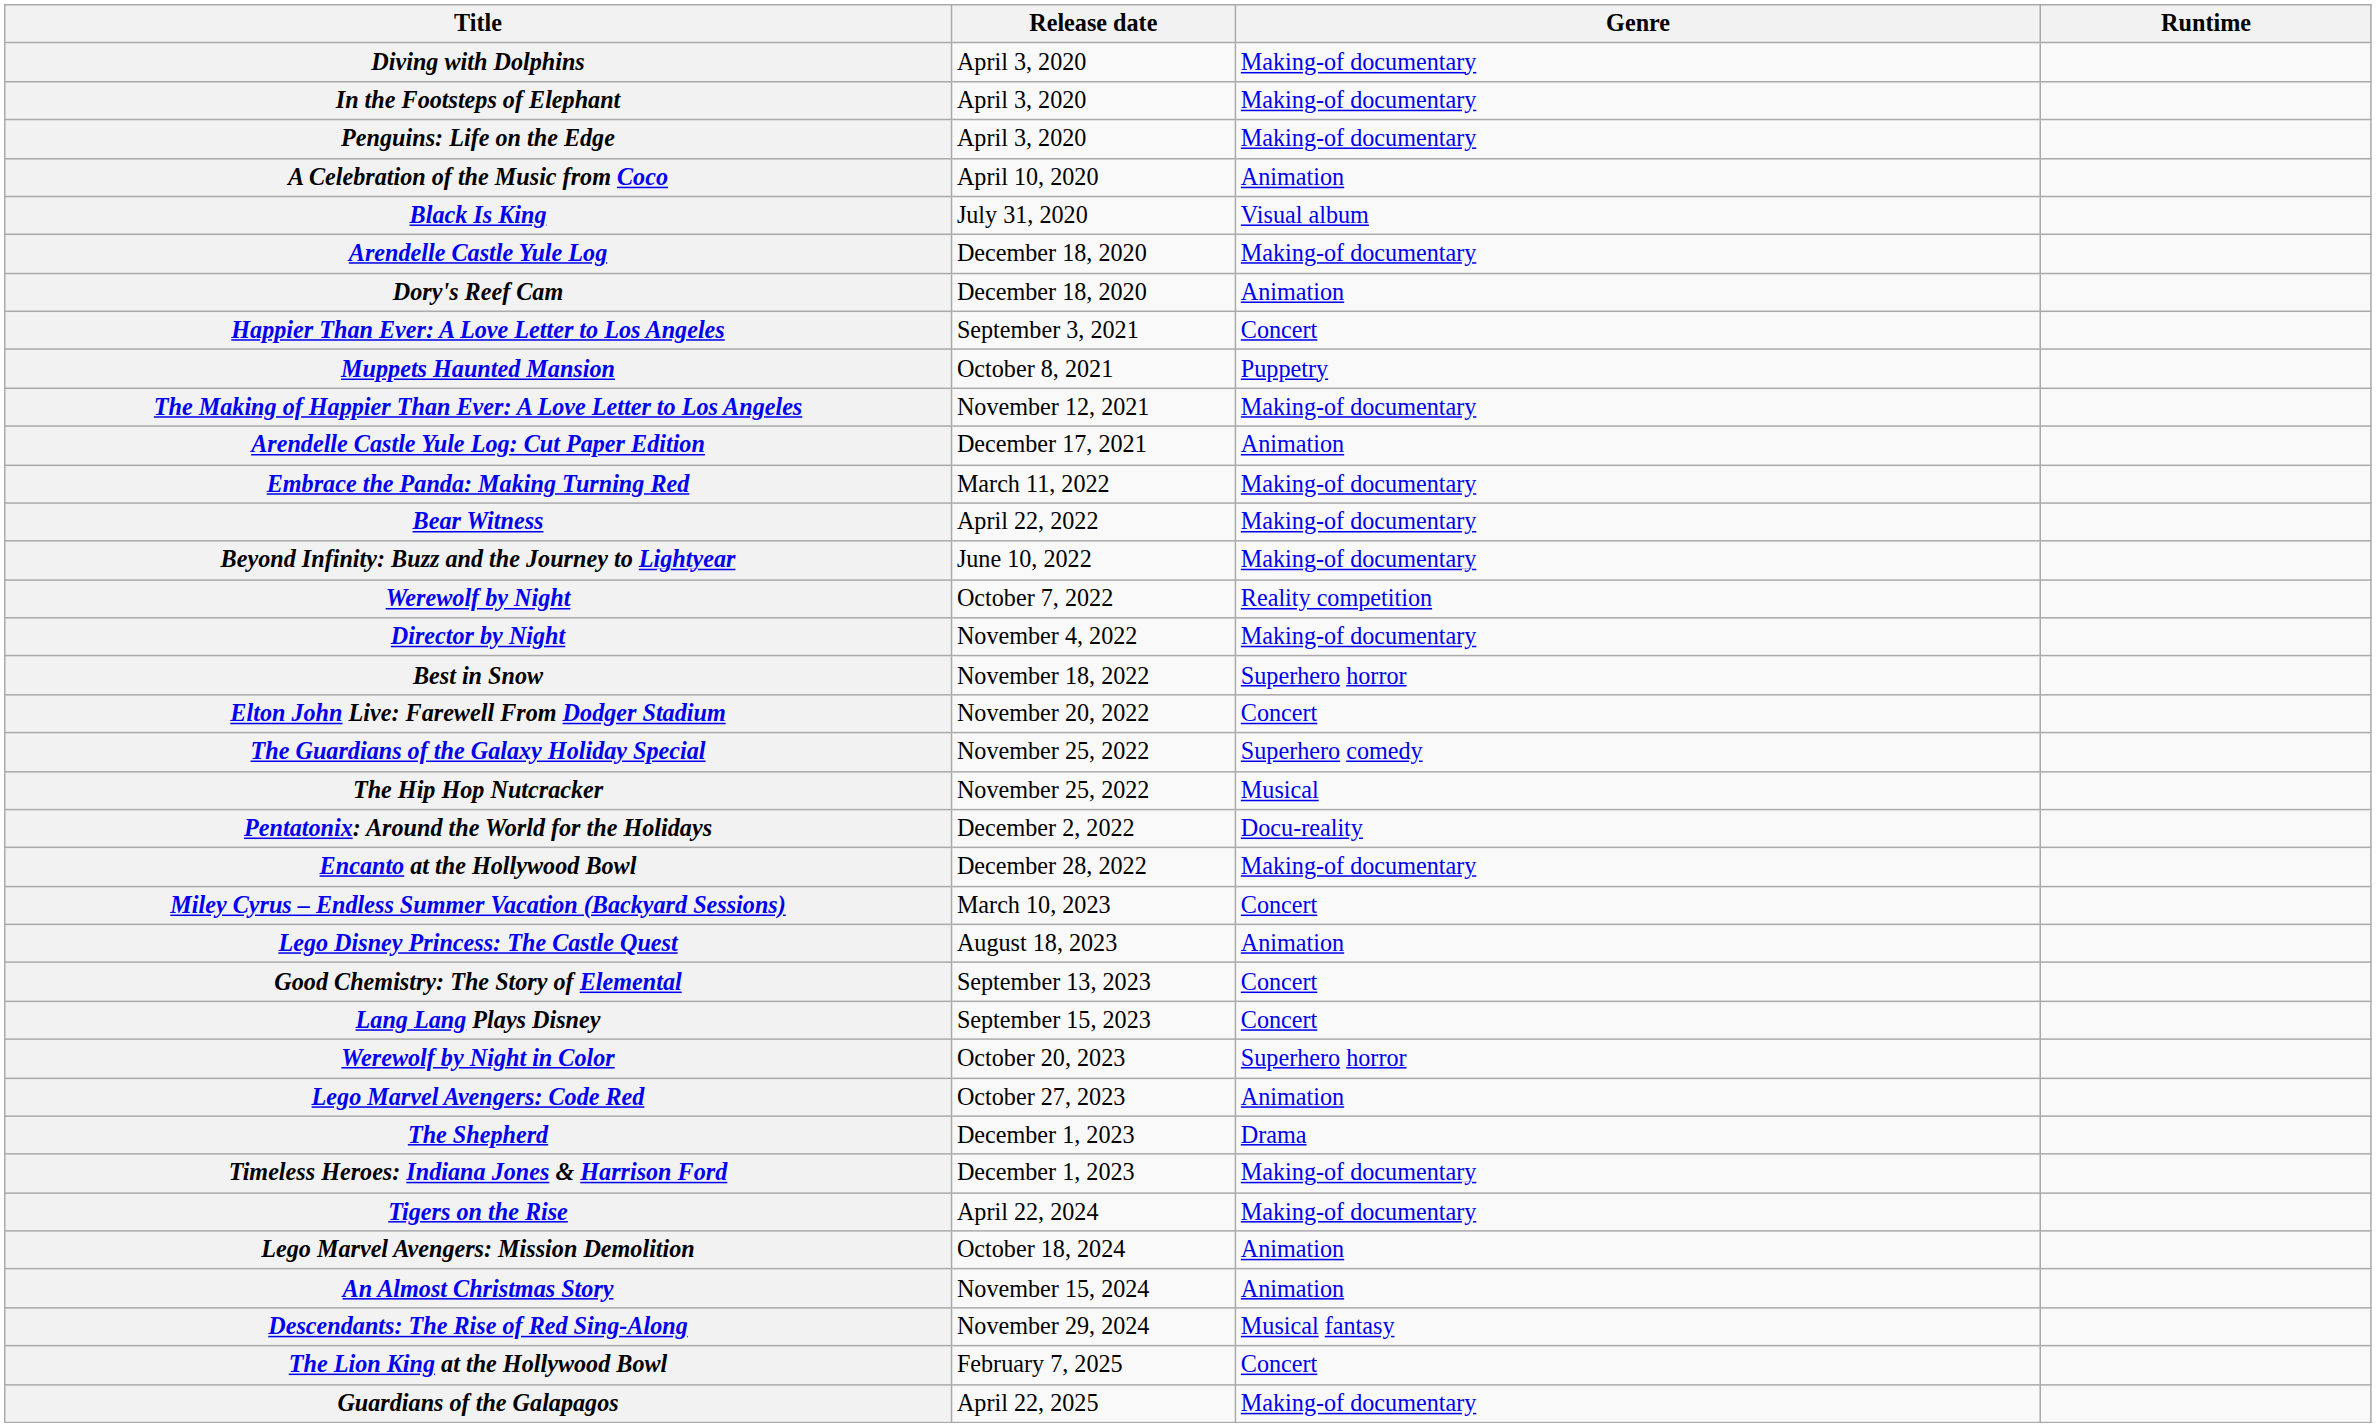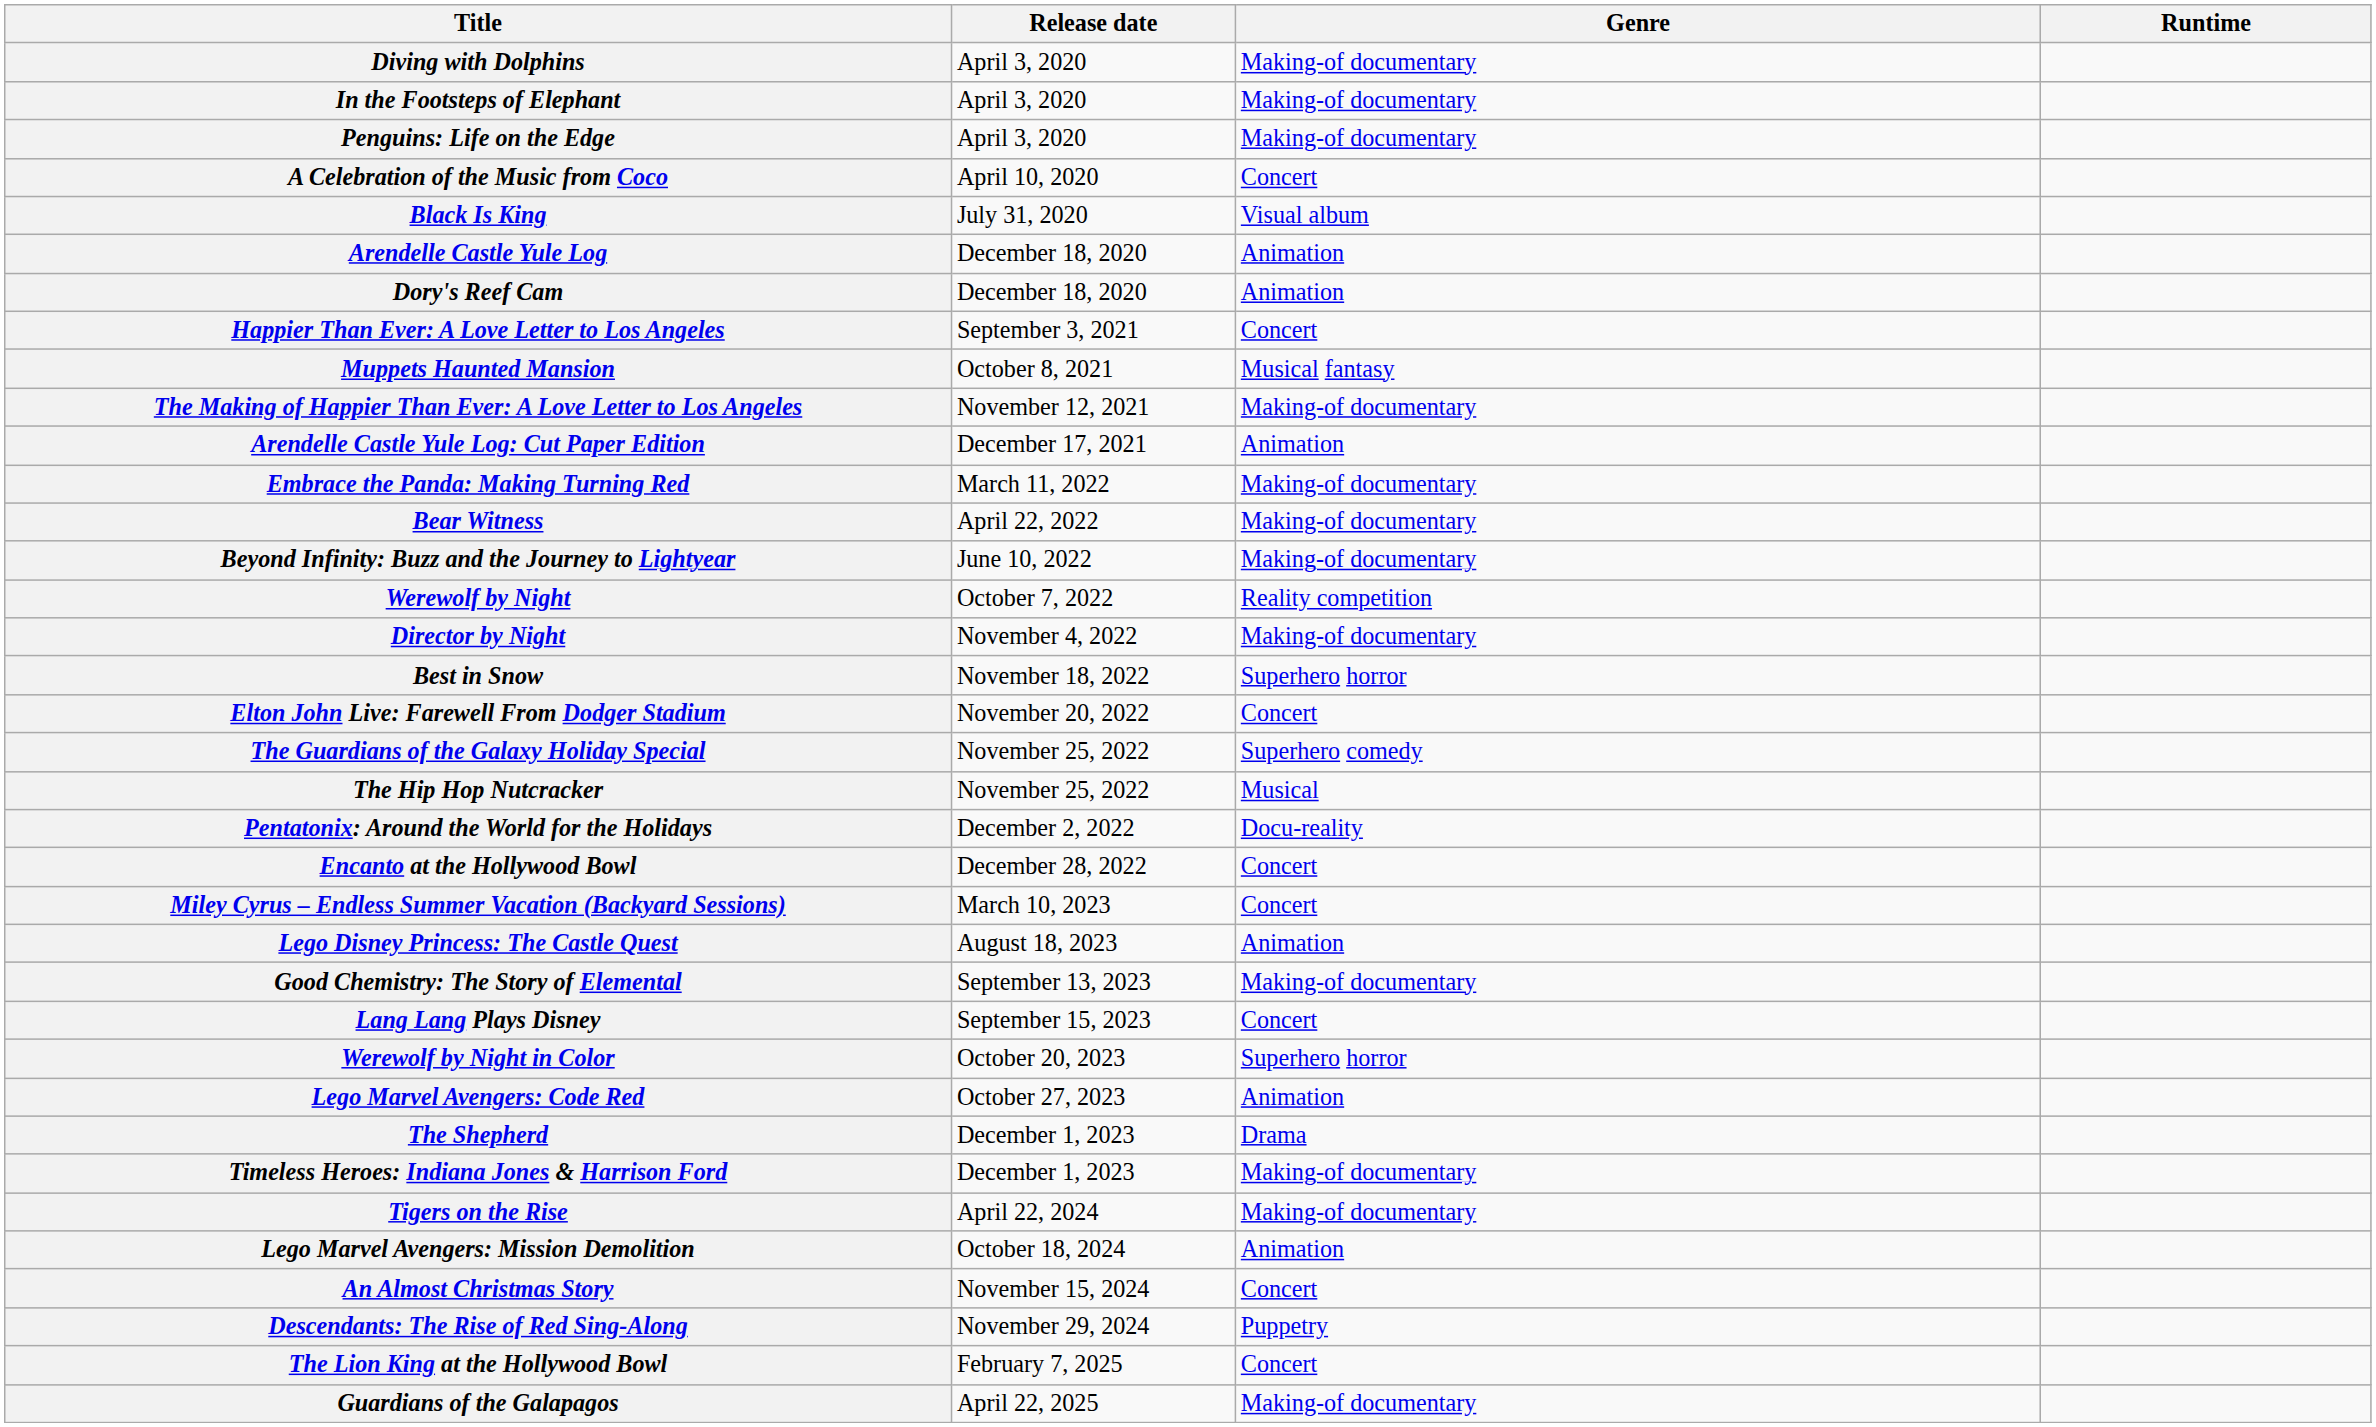(1293, 176) Animation -> (1279, 176) Concert
(1359, 253) Making-of documentary -> (1293, 253) Animation
(1284, 368) Puppetry -> (1318, 368) Musical fantasy
(1359, 866) Making-of documentary -> (1279, 866) Concert
(1279, 981) Concert -> (1359, 981) Making-of documentary
(1293, 1288) Animation -> (1279, 1288) Concert
(1318, 1326) Musical fantasy -> (1284, 1326) Puppetry
